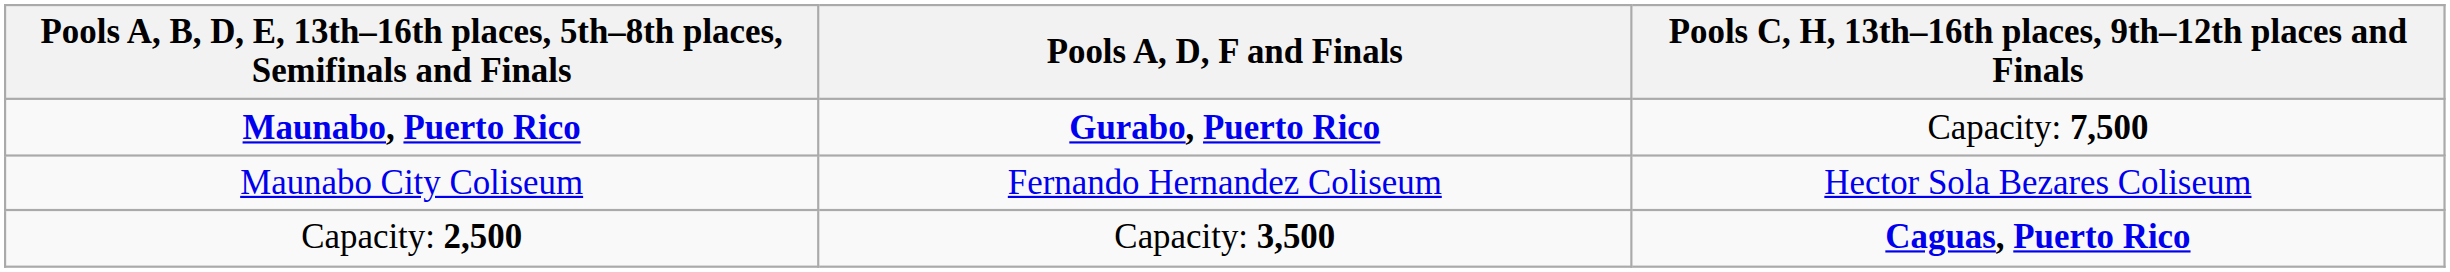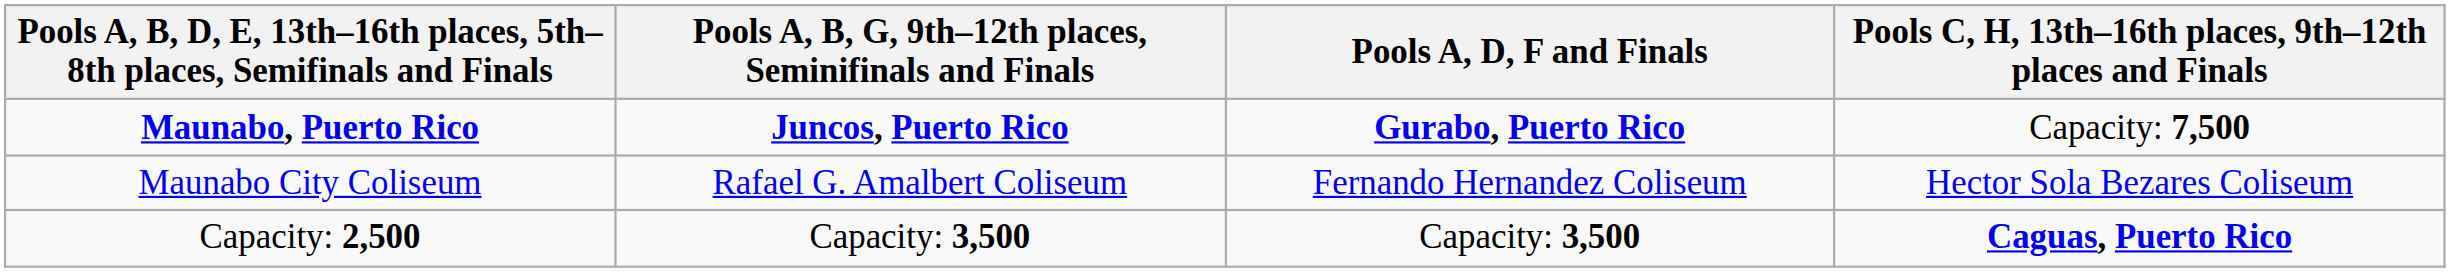+ column: (920, 51)
